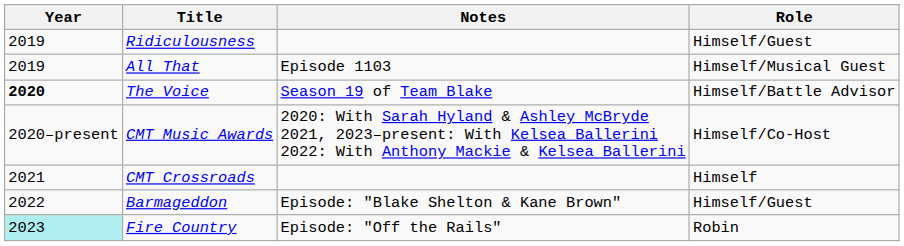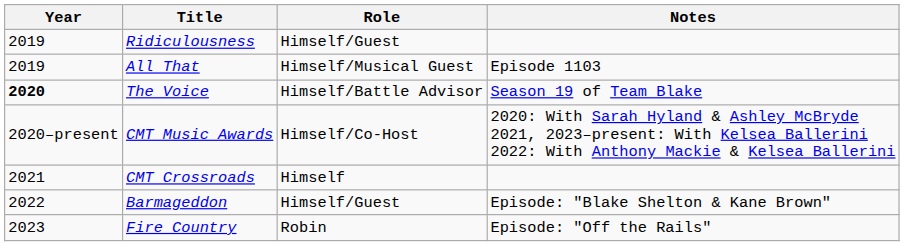columns swapped: (794, 17) <-> (483, 17)
(27, 227) paleturquoise background -> (27, 227) no background
